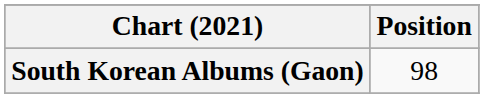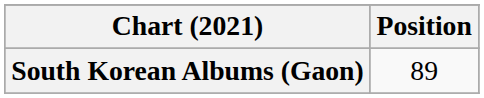(424, 70) 98 -> (424, 70) 89
